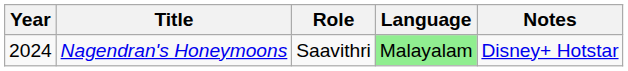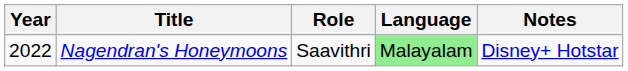(30, 50) 2024 -> (30, 50) 2022
